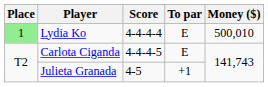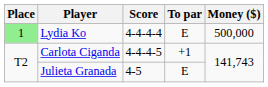(234, 33) 500,010 -> (234, 33) 500,000
(185, 52) E -> (185, 52) +1
(185, 71) +1 -> (185, 71) E
